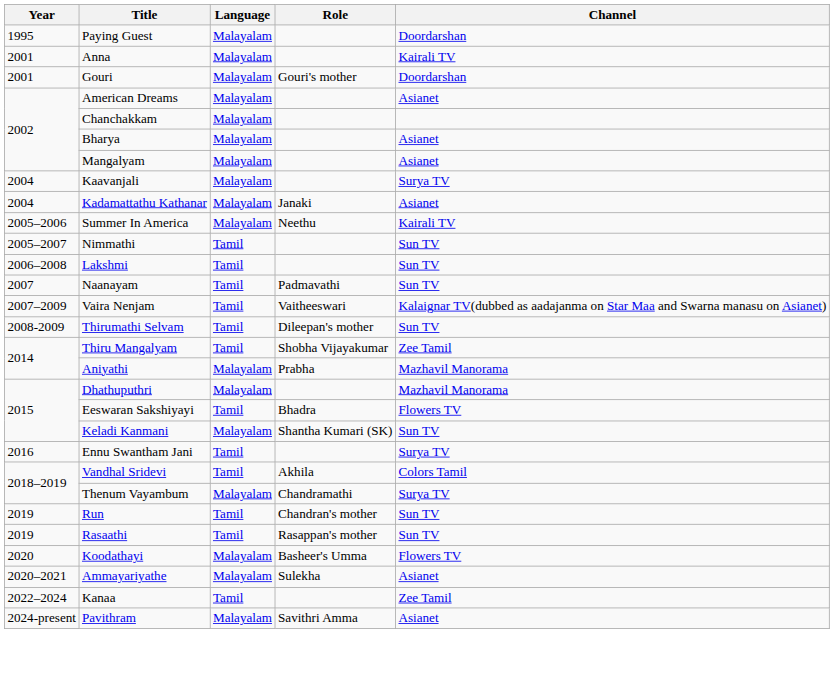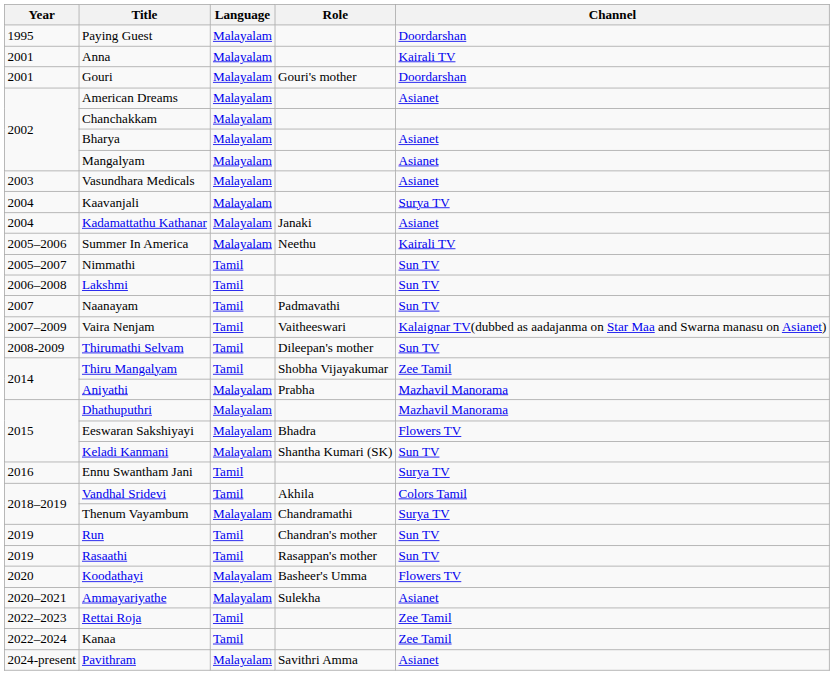+ row: (138, 181)
(228, 410) Tamil -> (242, 431) Malayalam
+ row: (112, 618)
